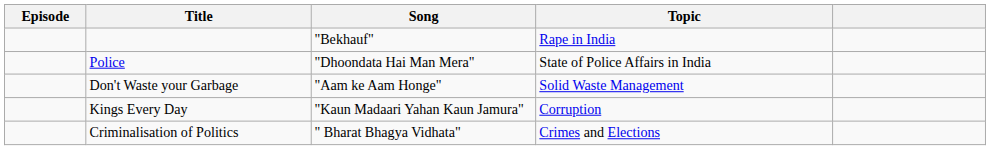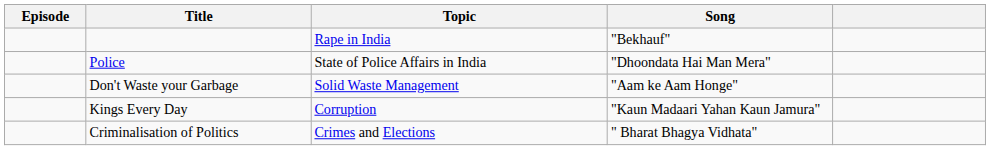columns swapped: (684, 16) <-> (424, 16)
